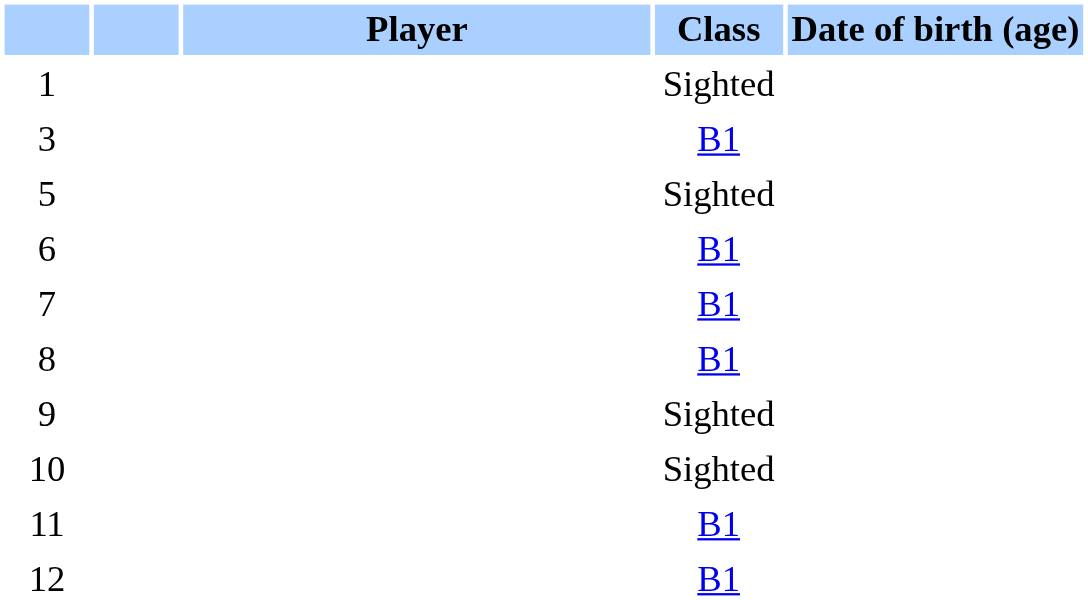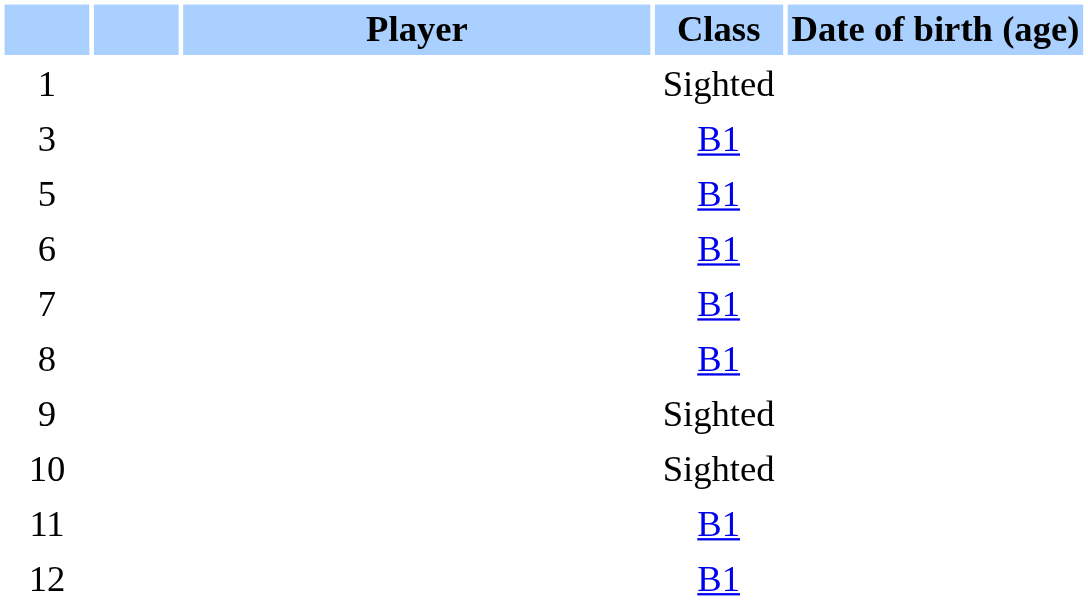(719, 194) Sighted -> (719, 194) B1
